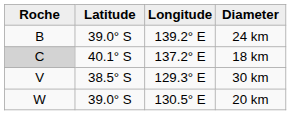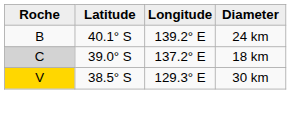(110, 36) 39.0° S -> (110, 36) 40.1° S
(110, 57) 40.1° S -> (110, 57) 39.0° S
(40, 78) no background -> (40, 78) gold background
- row: (250, 99)
